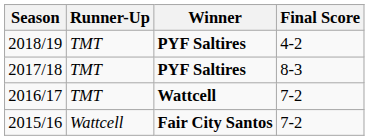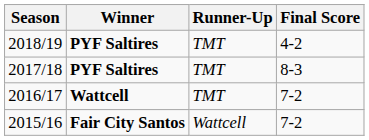columns swapped: (215, 17) <-> (110, 17)
